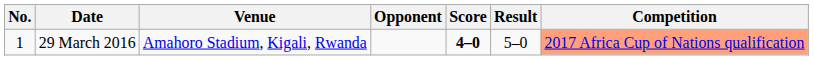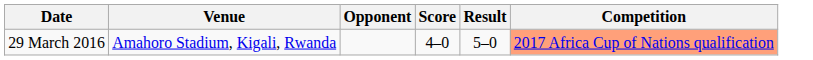- column: (20, 17)
(468, 42) bold -> (437, 42) normal
